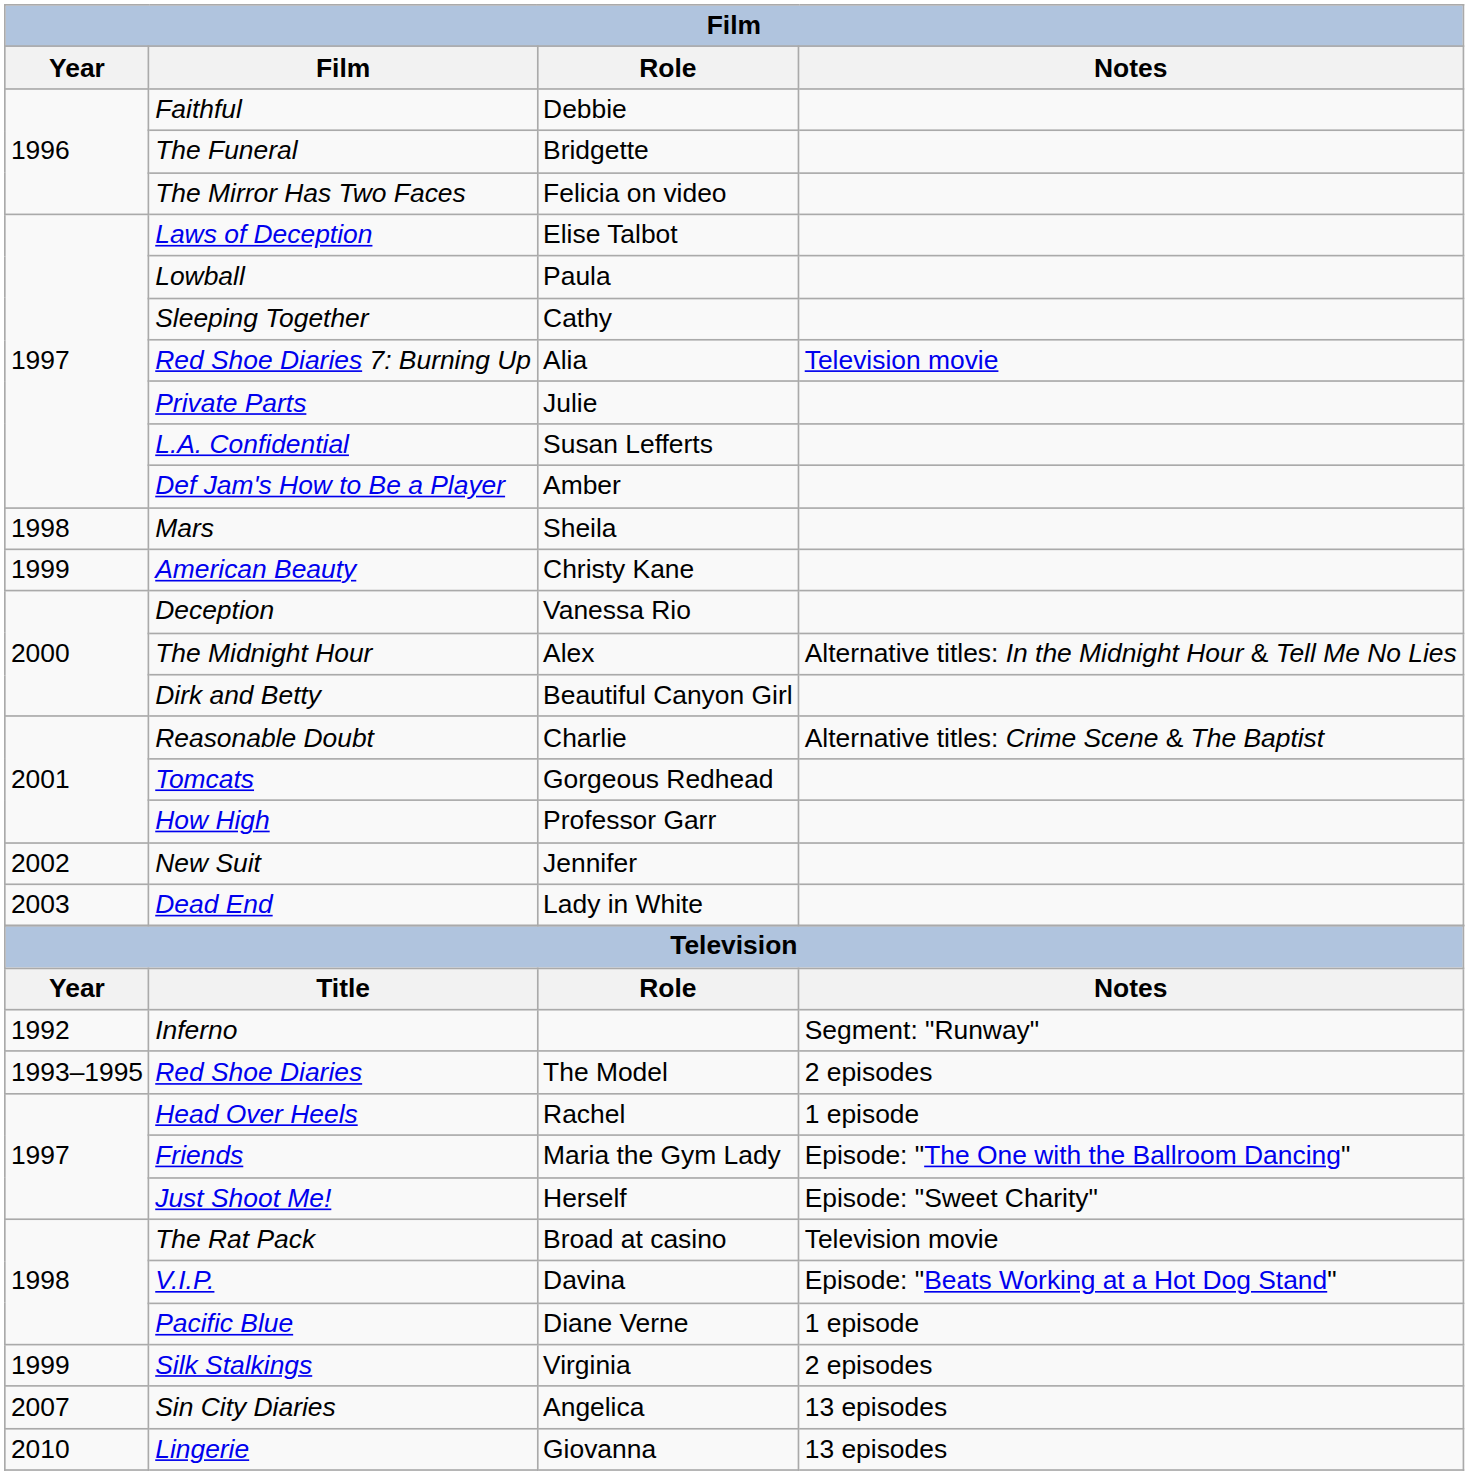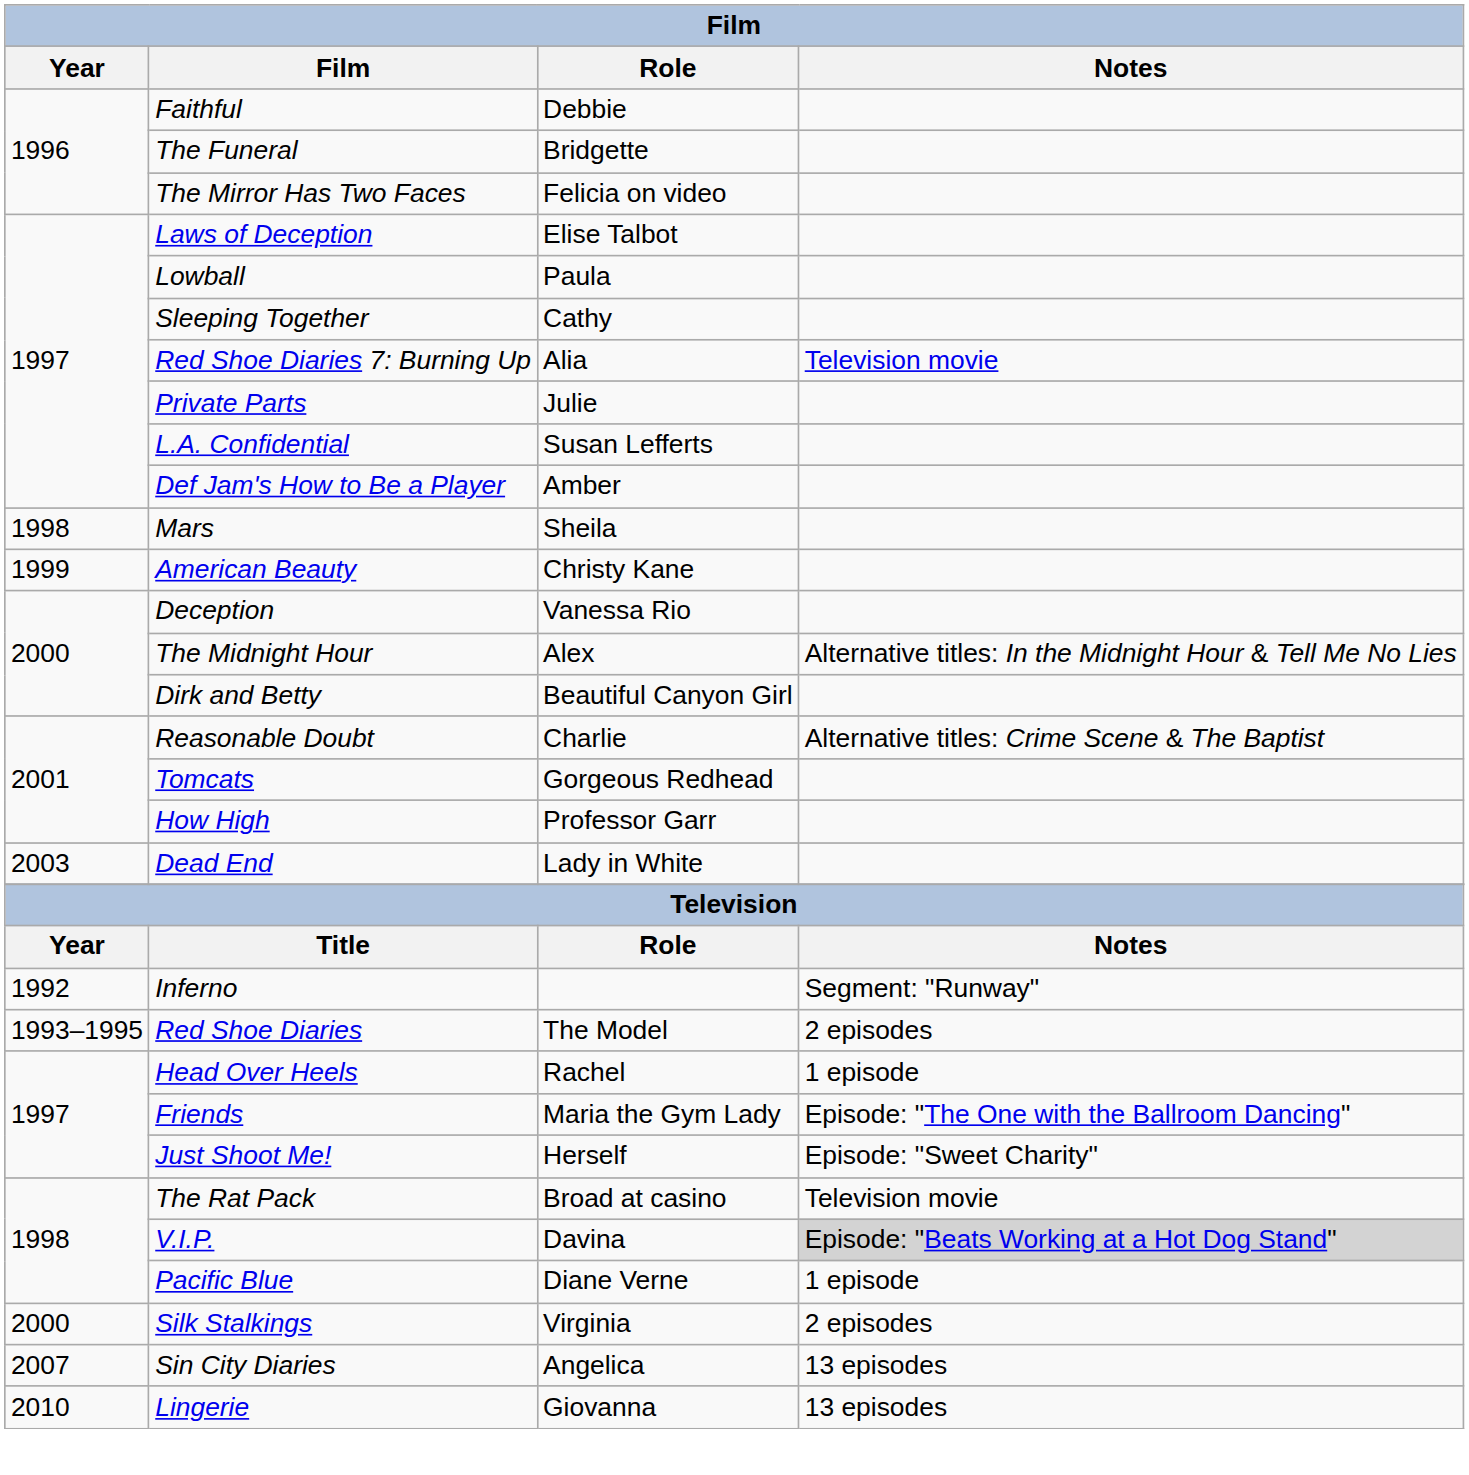- row: (208, 862)
(1071, 1281) no background -> (1071, 1239) lightgrey background
(40, 1365) 1999 -> (40, 1323) 2000
